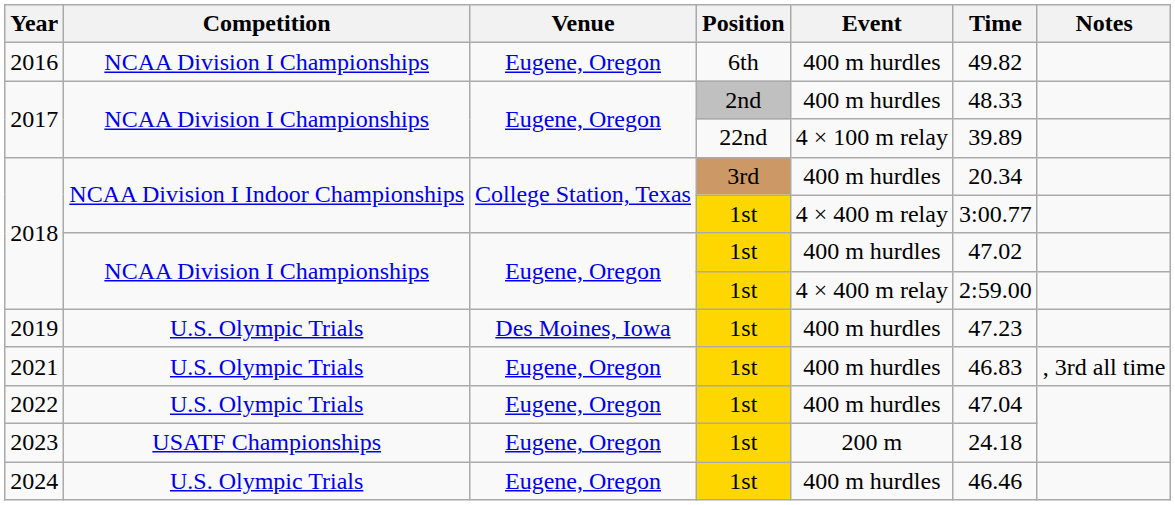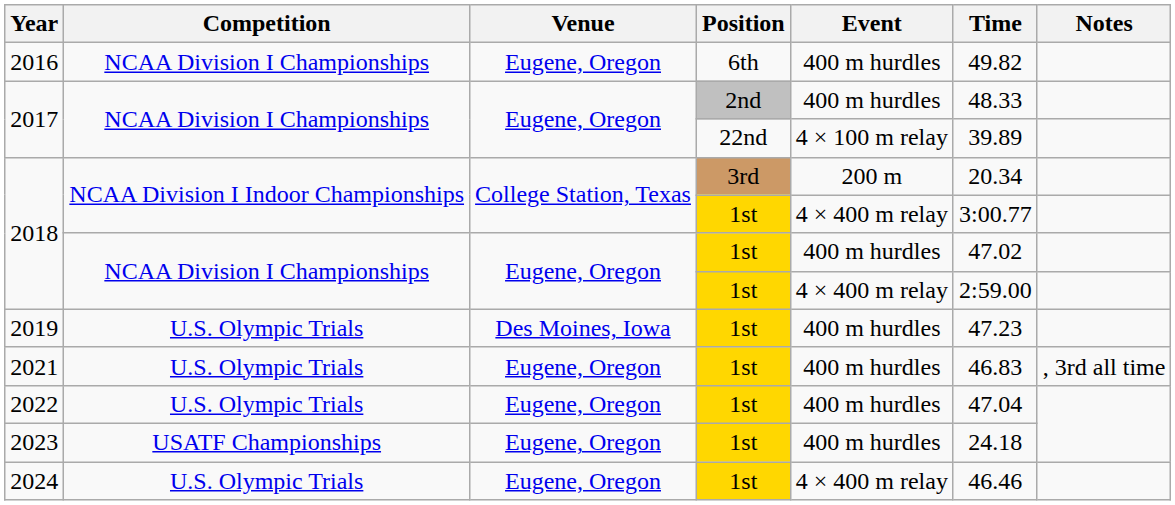(872, 175) 400 m hurdles -> (872, 175) 200 m
(872, 442) 200 m -> (872, 442) 400 m hurdles
(872, 480) 400 m hurdles -> (872, 480) 4 × 400 m relay
